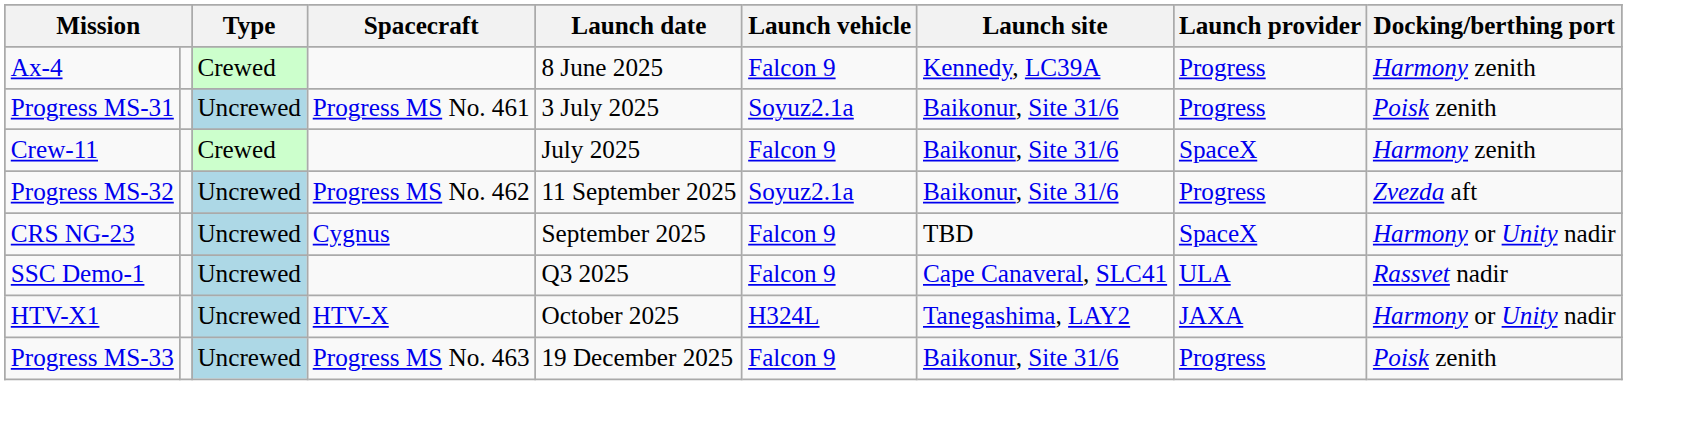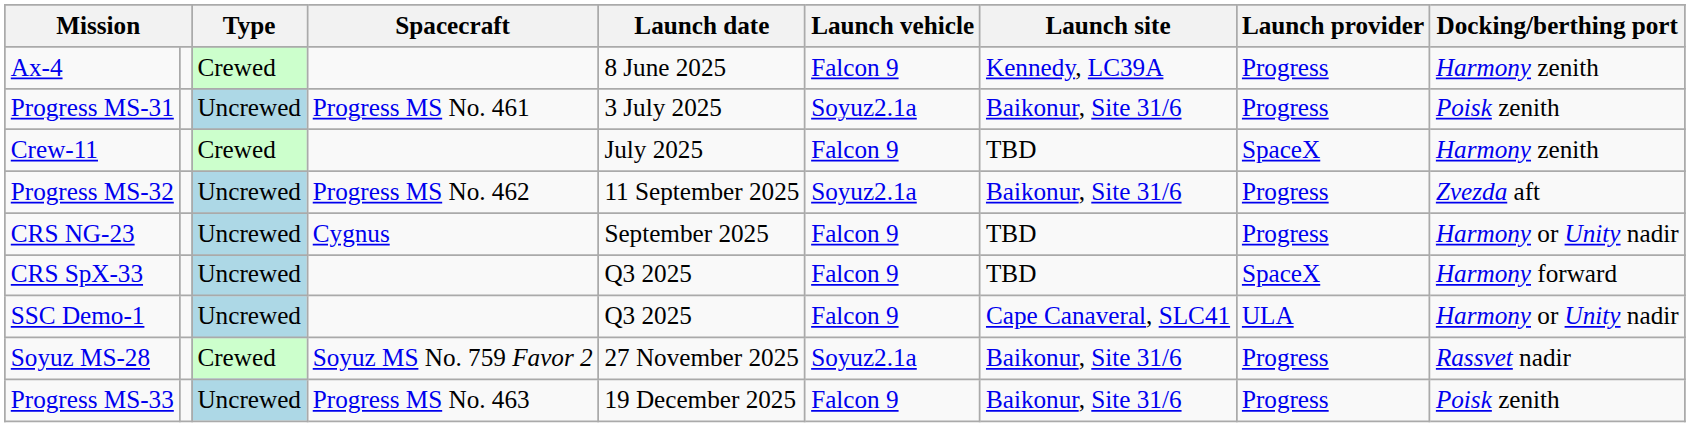(1021, 150) Baikonur, Site 31/6 -> (1011, 150) TBD
(1218, 233) SpaceX -> (1285, 233) Progress
+ row: (77, 275)
(1440, 275) Rassvet nadir -> (1557, 316) Harmony or Unity nadir
- row: (55, 316)
+ row: (80, 358)
